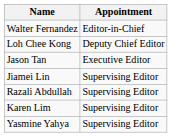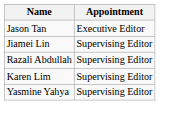- row: (42, 28)
- row: (39, 44)
